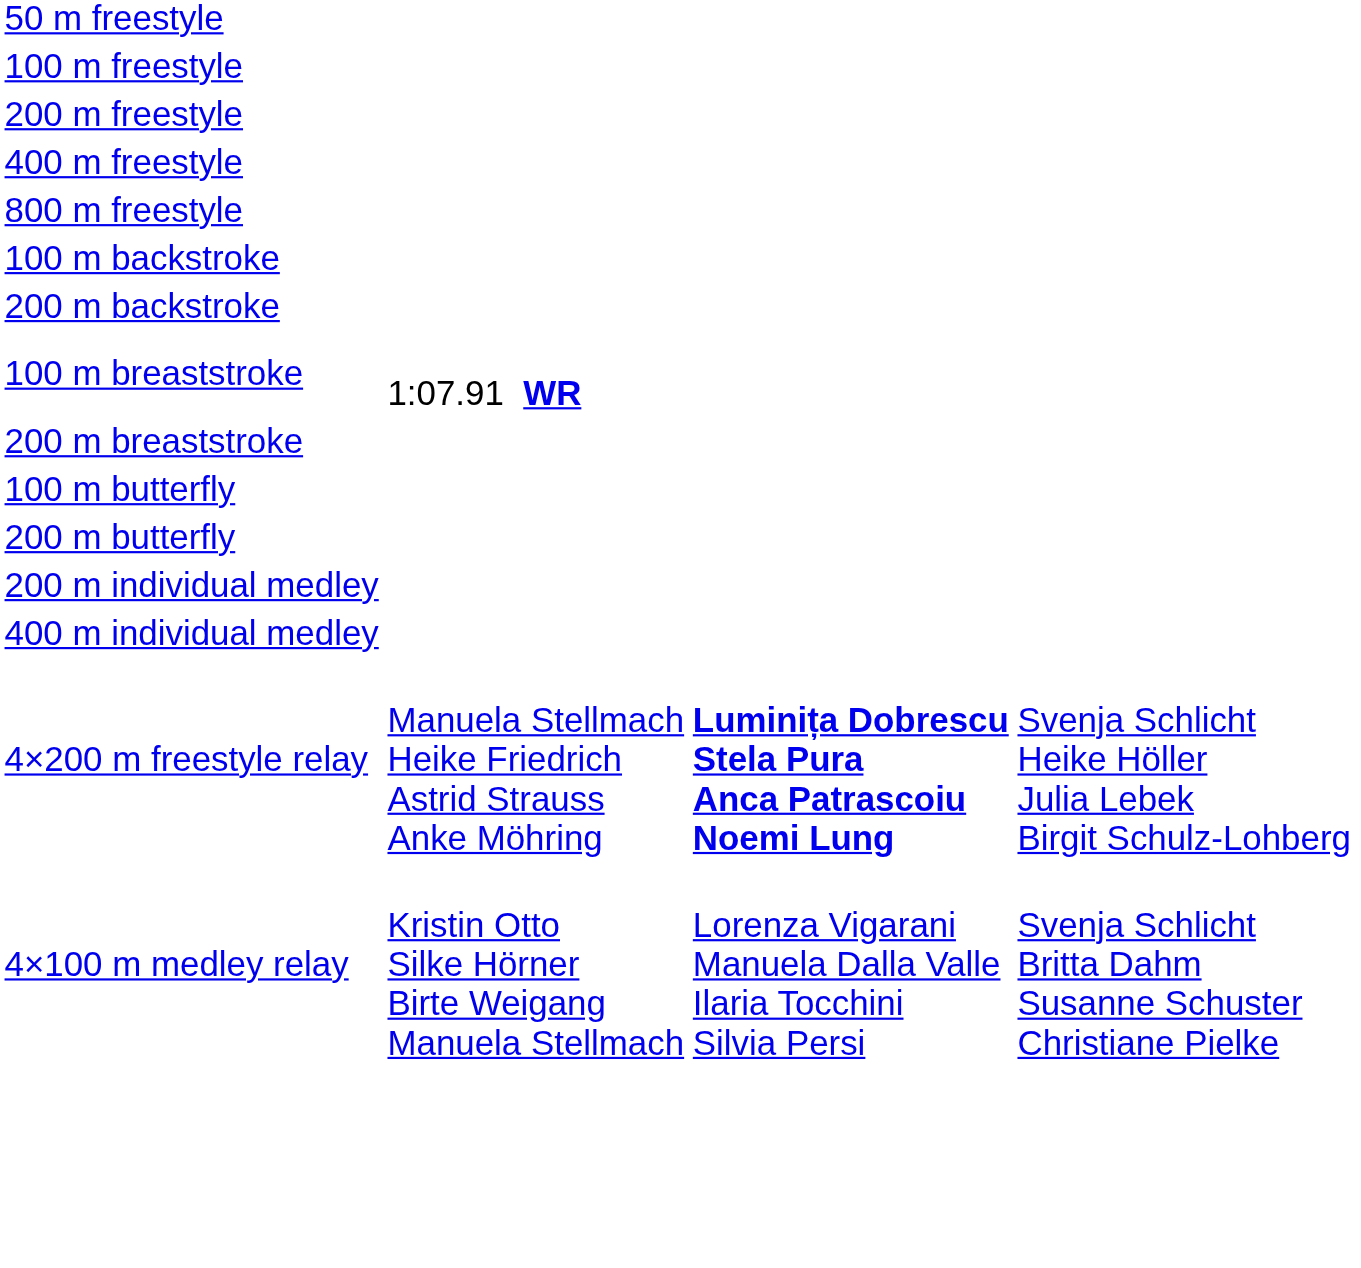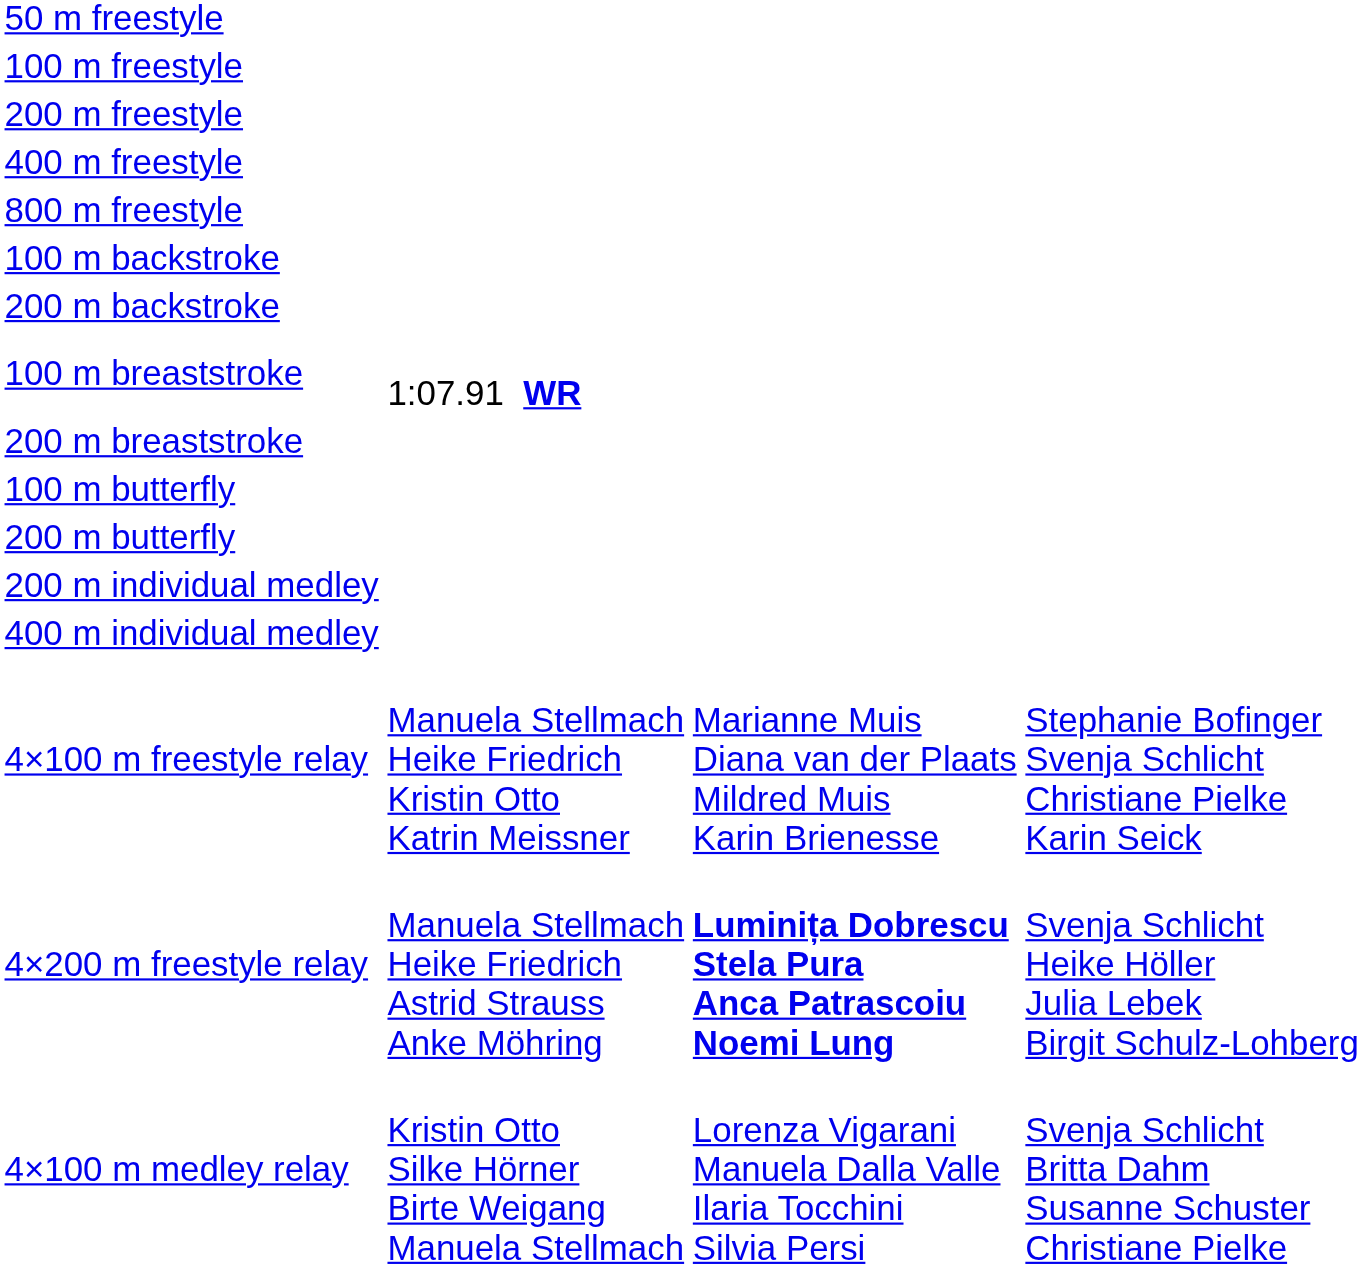+ row: (186, 759)
